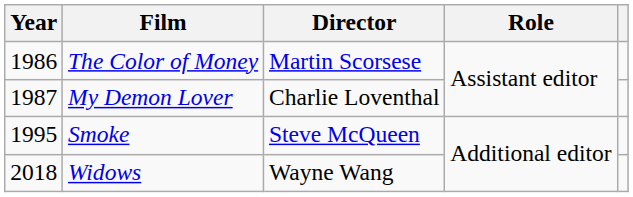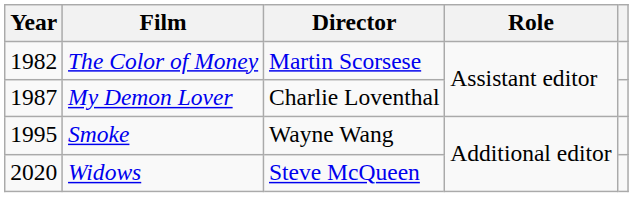(34, 60) 1986 -> (34, 60) 1982
(344, 135) Steve McQueen -> (331, 135) Wayne Wang
(34, 172) 2018 -> (34, 172) 2020
(331, 172) Wayne Wang -> (344, 172) Steve McQueen
